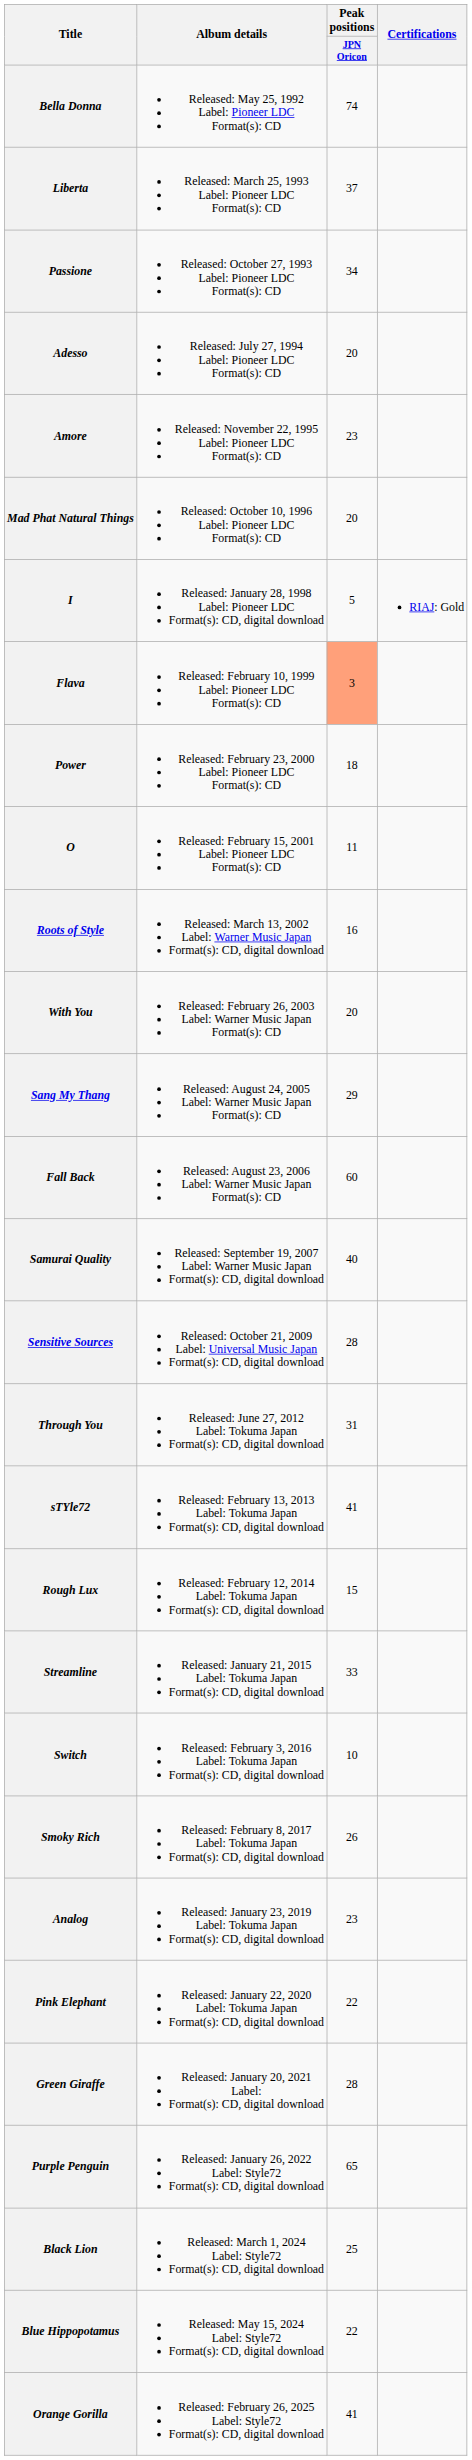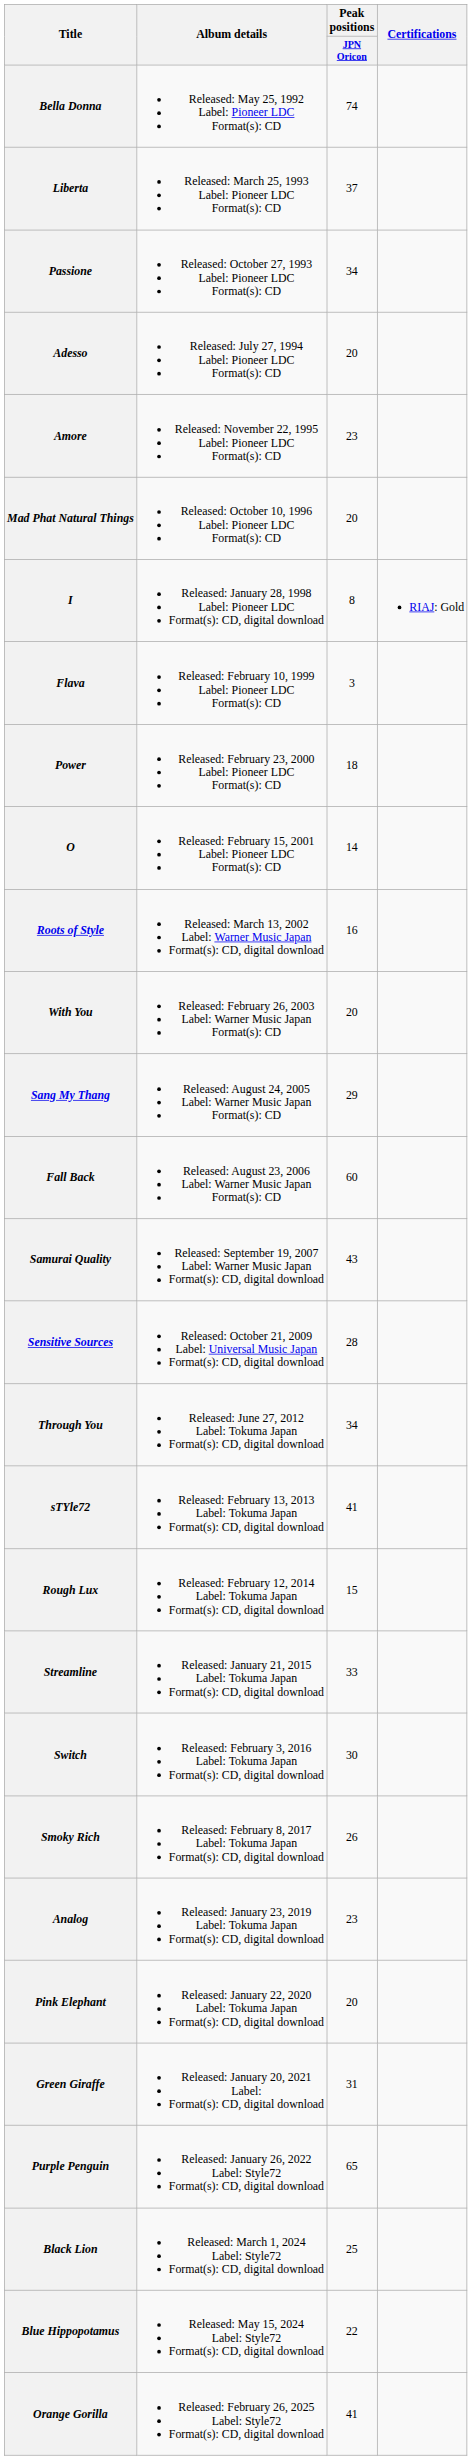(352, 600) 5 -> (352, 600) 8
(352, 683) lightsalmon background -> (352, 683) no background
(352, 848) 11 -> (352, 848) 14
(352, 1260) 40 -> (352, 1260) 43
(352, 1424) 31 -> (352, 1424) 34
(352, 1754) 10 -> (352, 1754) 30
(352, 2001) 22 -> (352, 2001) 20
(352, 2084) 28 -> (352, 2084) 31
